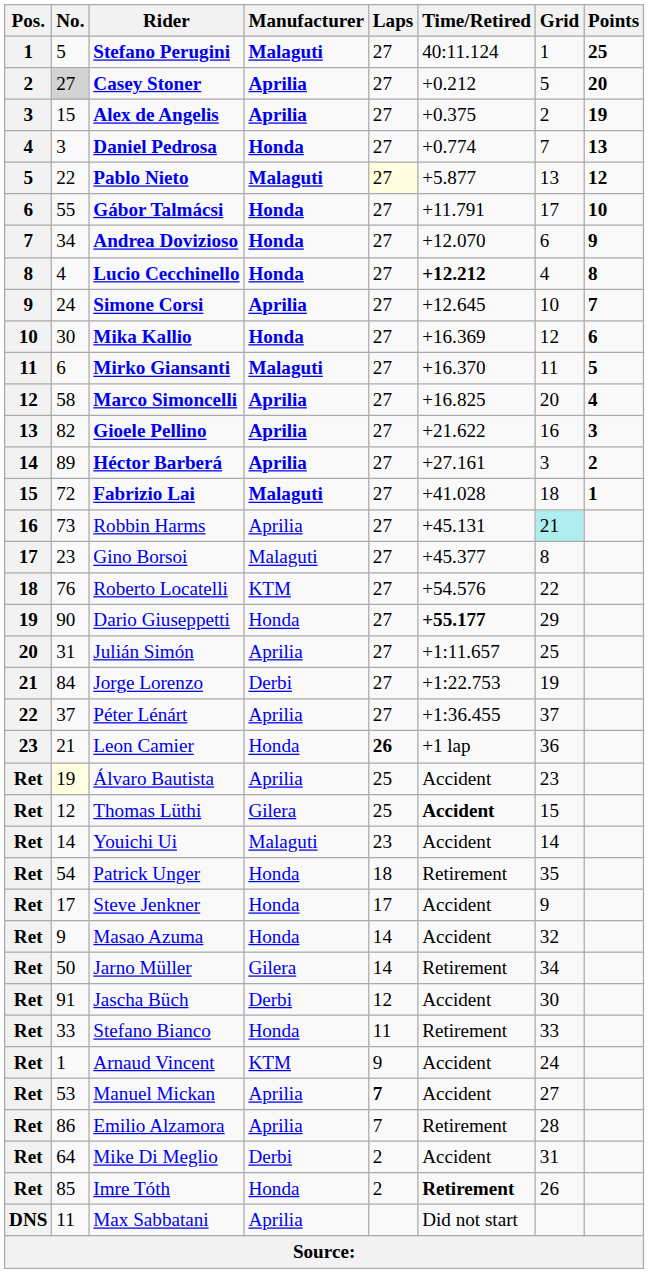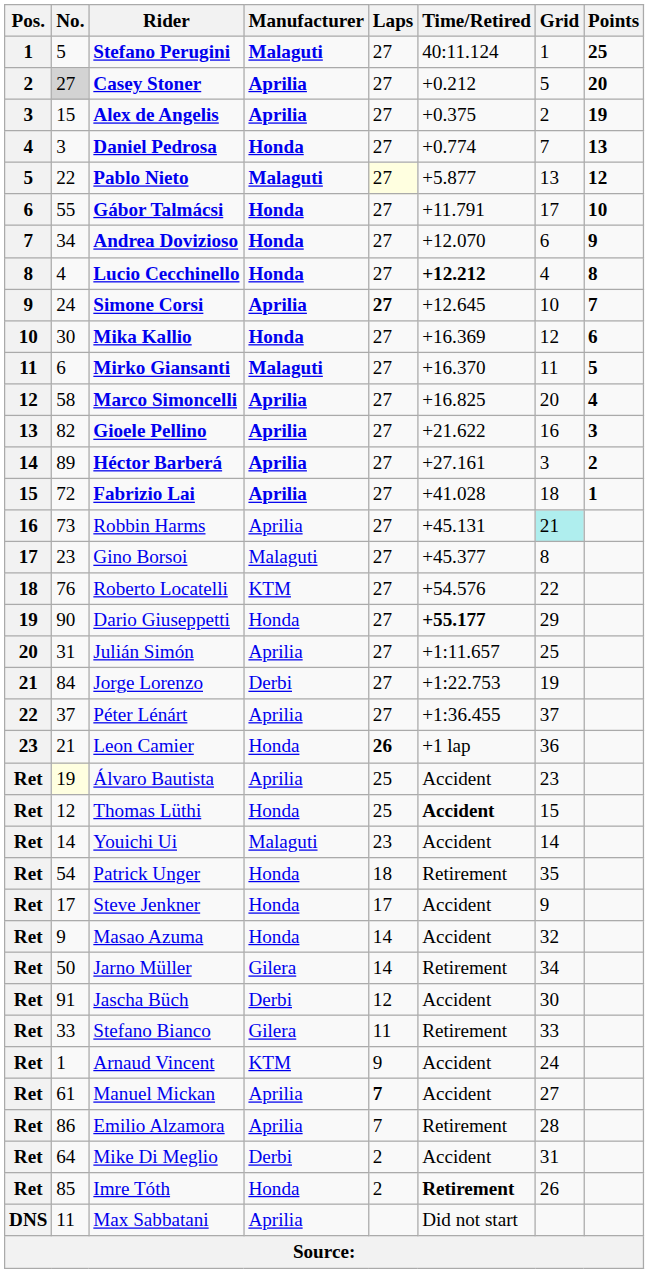(382, 304) normal -> (382, 304) bold
(286, 494) Malaguti -> (278, 494) Aprilia
(272, 809) Gilera -> (274, 809) Honda
(274, 1030) Honda -> (272, 1030) Gilera
(66, 1094) 53 -> (66, 1094) 61
